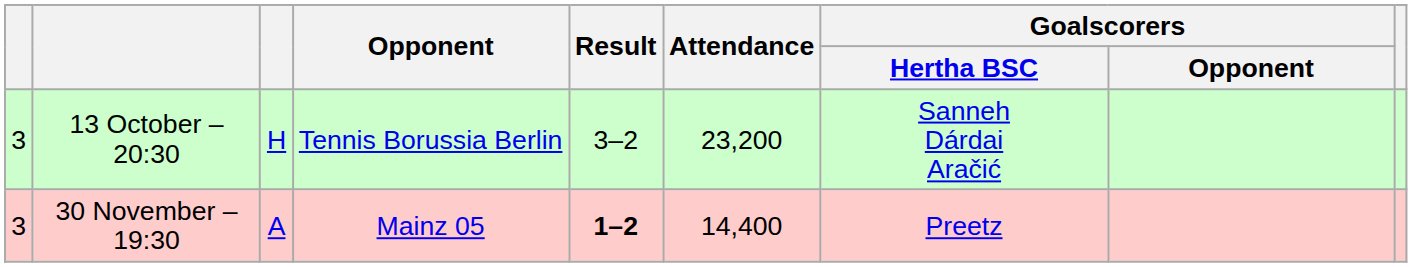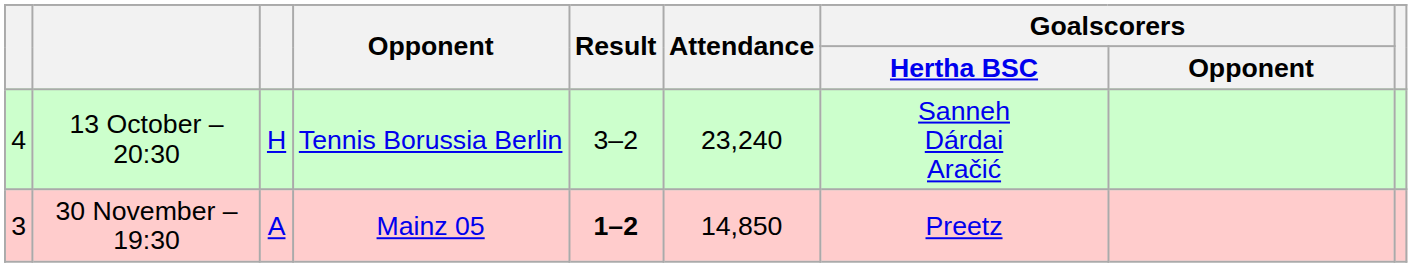(19, 139) 3 -> (19, 139) 4
(742, 139) 23,200 -> (742, 139) 23,240
(742, 225) 14,400 -> (742, 225) 14,850
